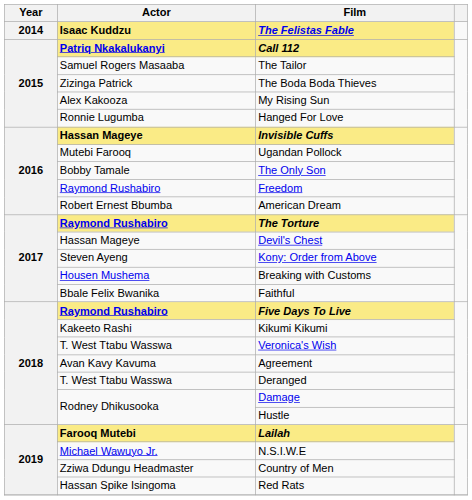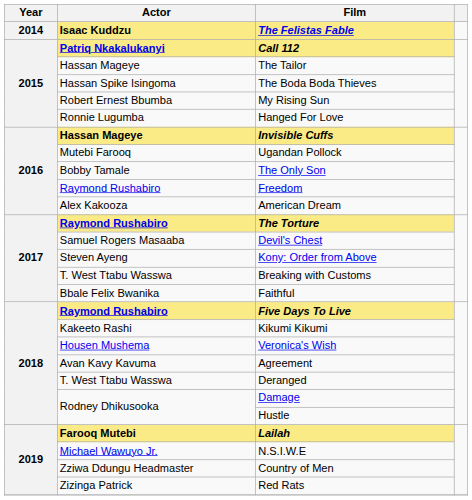(122, 65) Samuel Rogers Masaaba -> (100, 65) Hassan Mageye
(96, 83) Zizinga Patrick -> (118, 83) Hassan Spike Isingoma
(94, 100) Alex Kakooza -> (116, 100) Robert Ernest Bbumba
(116, 205) Robert Ernest Bbumba -> (94, 205) Alex Kakooza
(100, 240) Hassan Mageye -> (122, 240) Samuel Rogers Masaaba
(105, 275) Housen Mushema -> (116, 275) T. West Ttabu Wasswa
(116, 345) T. West Ttabu Wasswa -> (105, 345) Housen Mushema
(118, 485) Hassan Spike Isingoma -> (96, 485) Zizinga Patrick
